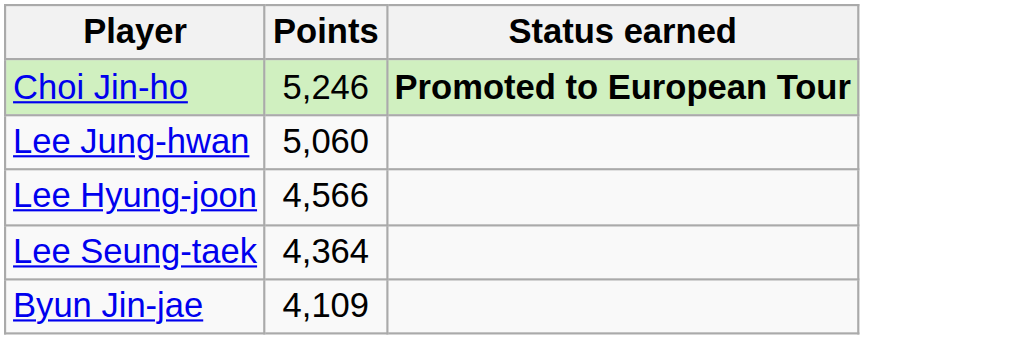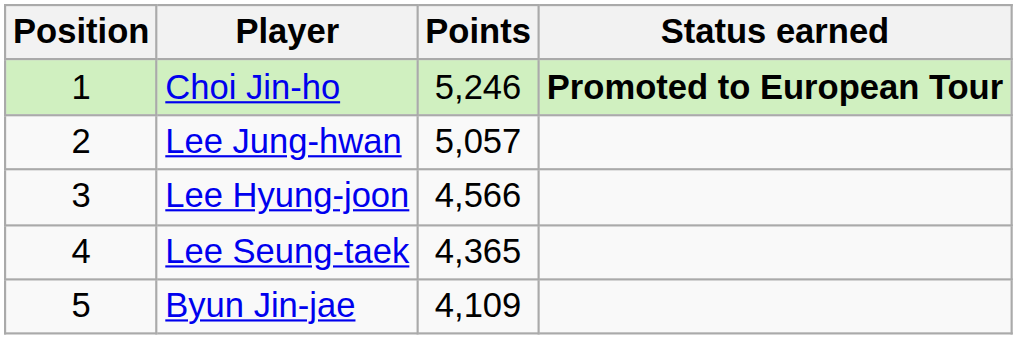+ column: (81, 31)
(326, 141) 5,060 -> (478, 141) 5,057
(326, 251) 4,364 -> (478, 251) 4,365
